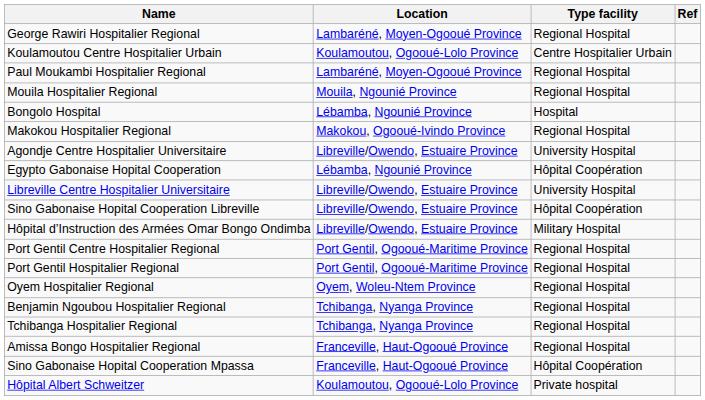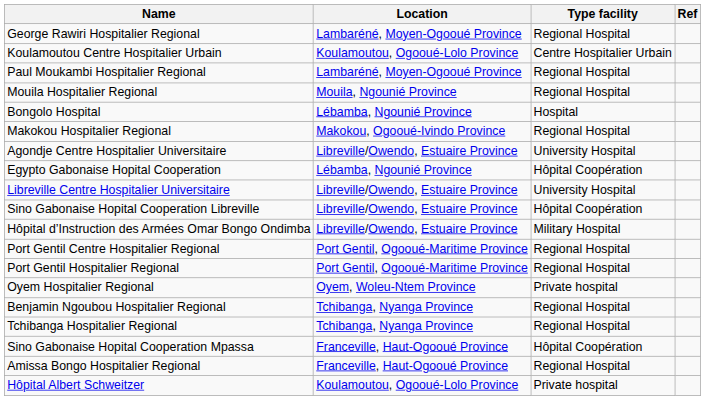(582, 287) Regional Hospital -> (576, 287) Private hospital
rows swapped: (104, 346) <-> (131, 365)
